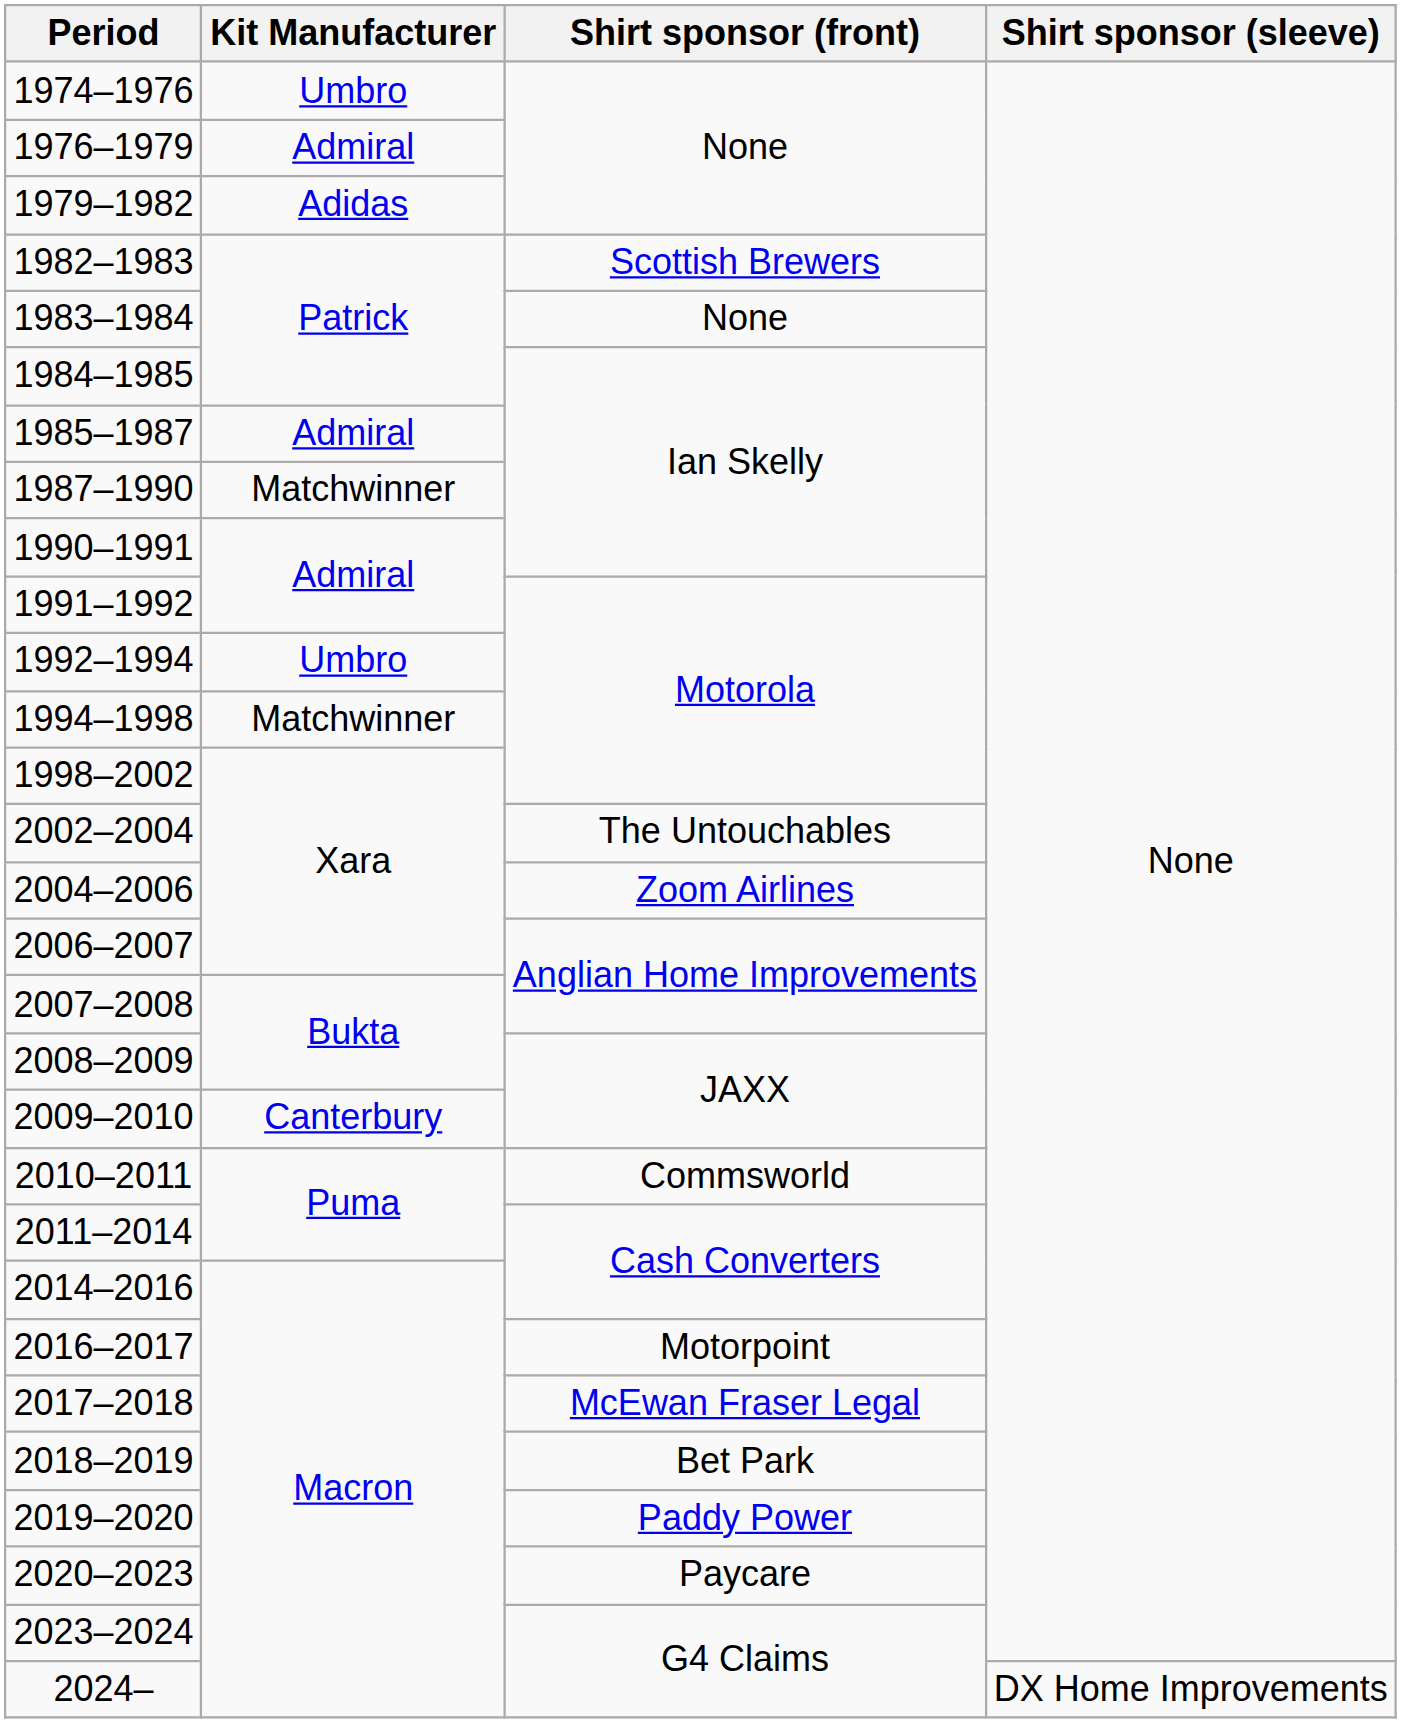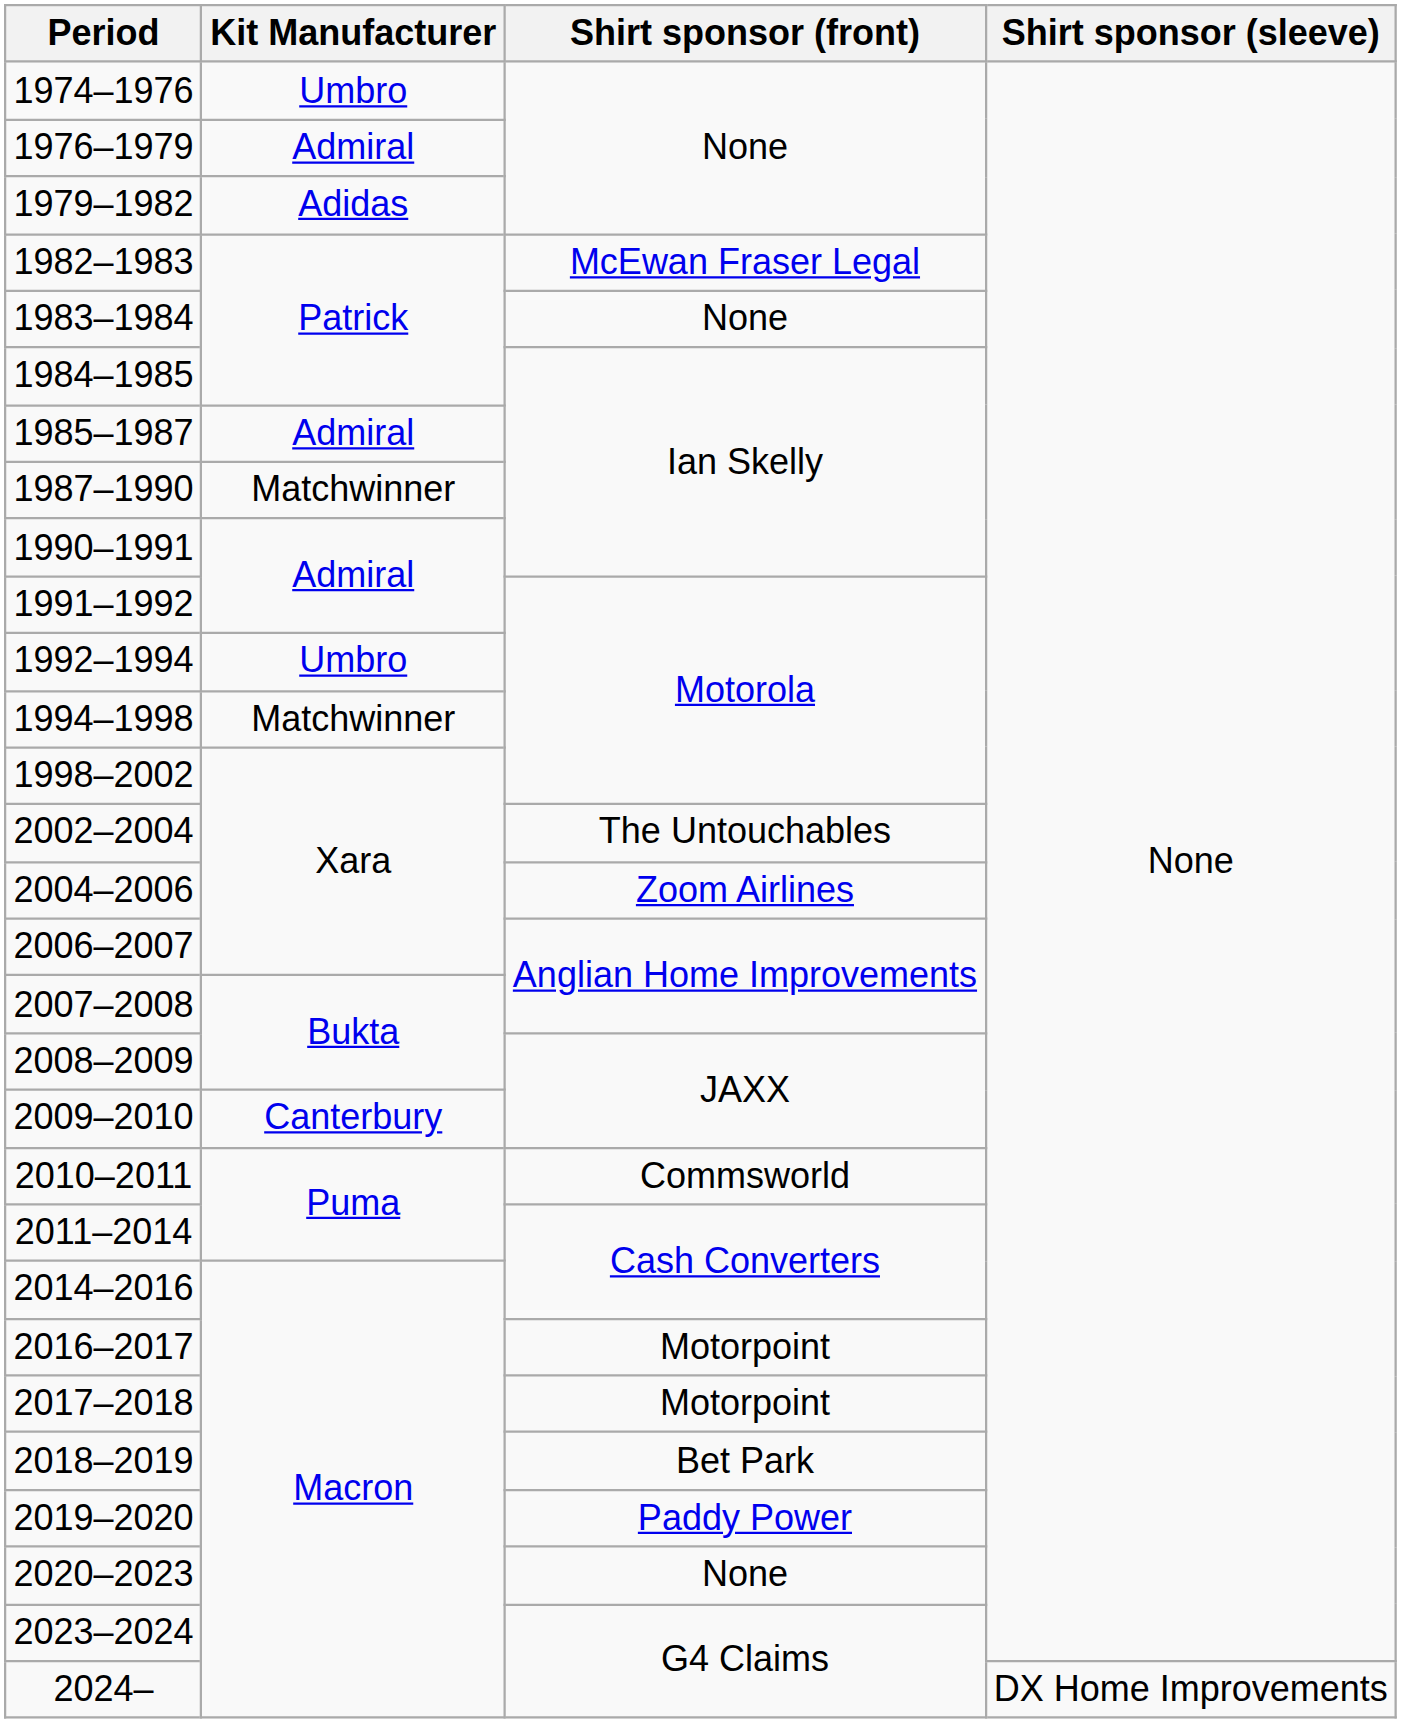(745, 261) Scottish Brewers -> (745, 261) McEwan Fraser Legal
(745, 1403) McEwan Fraser Legal -> (745, 1403) Motorpoint
(745, 1574) Paycare -> (745, 1574) None
